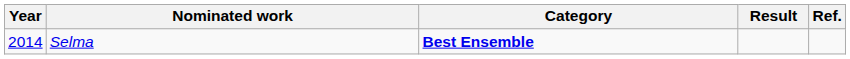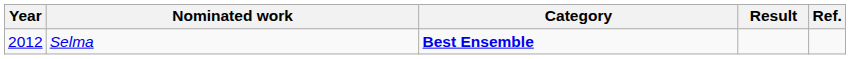(25, 41) 2014 -> (25, 41) 2012
